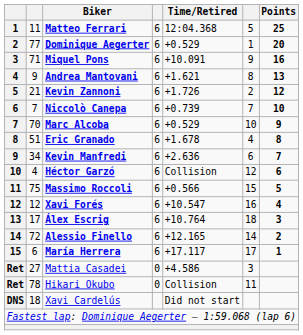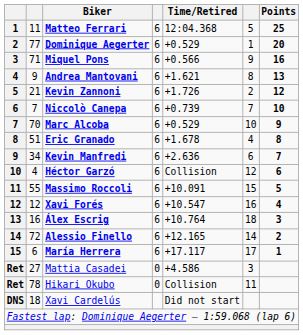(185, 61) +10.091 -> (182, 61) +0.566
(35, 189) 75 -> (35, 189) 55
(182, 189) +0.566 -> (185, 189) +10.091
(35, 221) 17 -> (35, 221) 16
